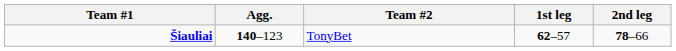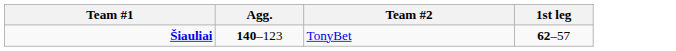- column: (632, 14)
